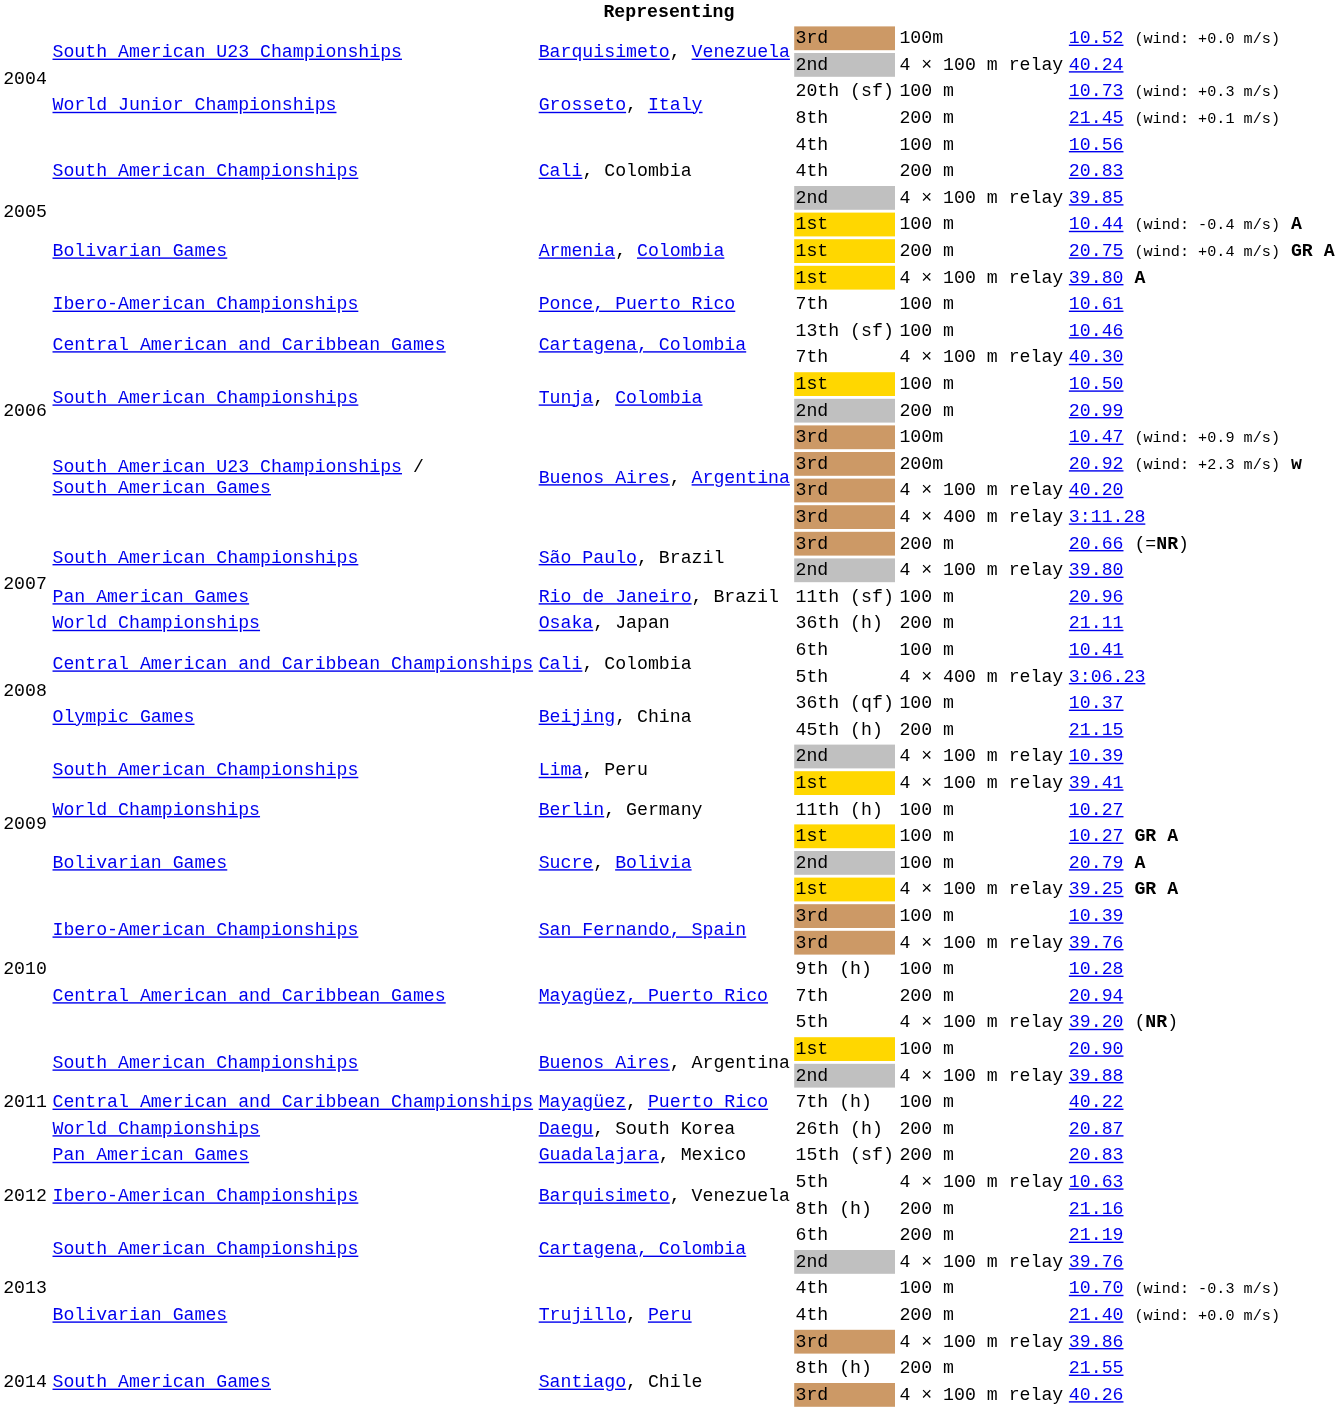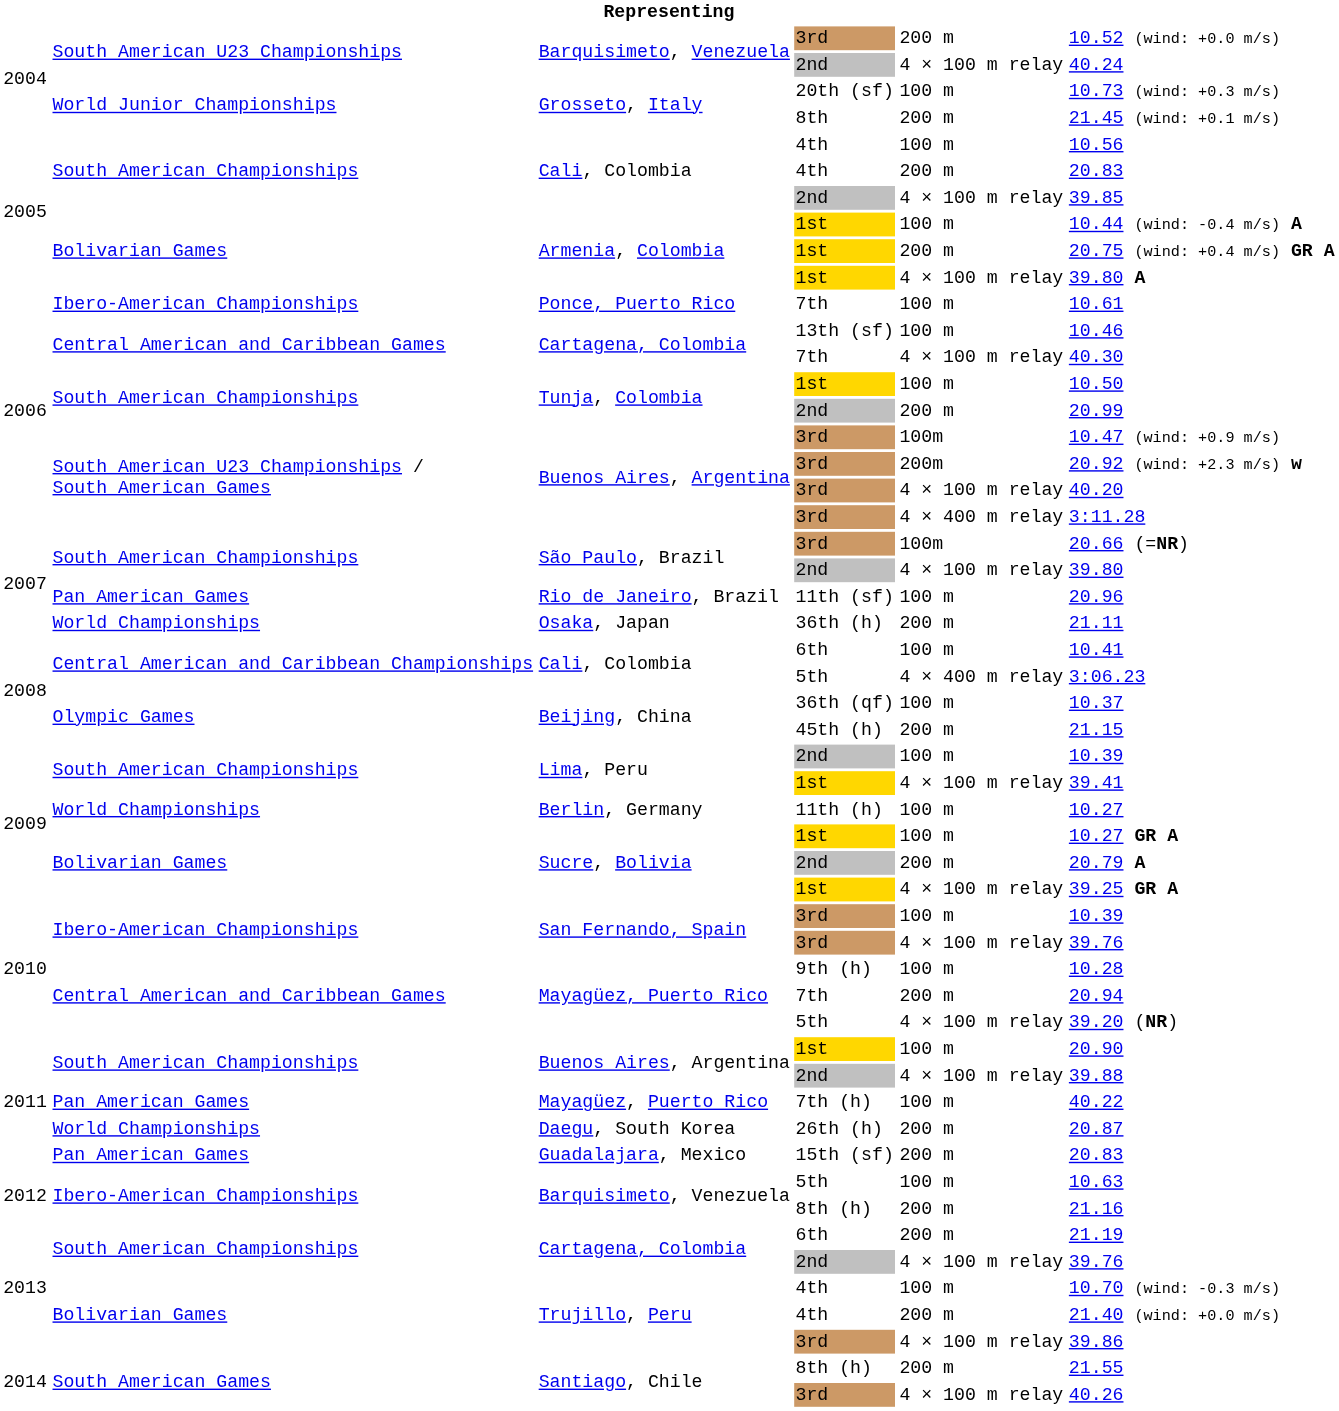(921, 38) 100m -> (927, 38) 200 m
(927, 544) 200 m -> (921, 544) 100m
(981, 756) 4 × 100 m relay -> (927, 756) 100 m
(927, 863) 100 m -> (927, 863) 200 m
(293, 1102) Central American and Caribbean Championships -> (151, 1102) Pan American Games
(981, 1182) 4 × 100 m relay -> (927, 1182) 100 m
